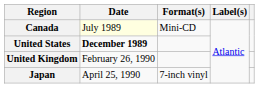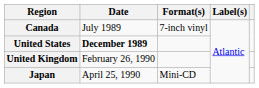(101, 28) lightyellow background -> (101, 28) no background
(178, 28) Mini-CD -> (184, 28) 7-inch vinyl
(184, 75) 7-inch vinyl -> (178, 75) Mini-CD
